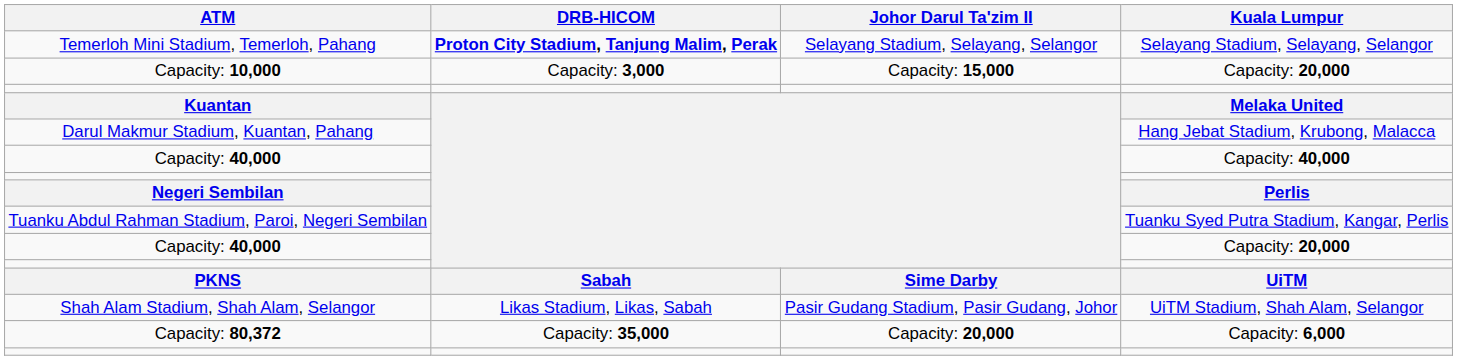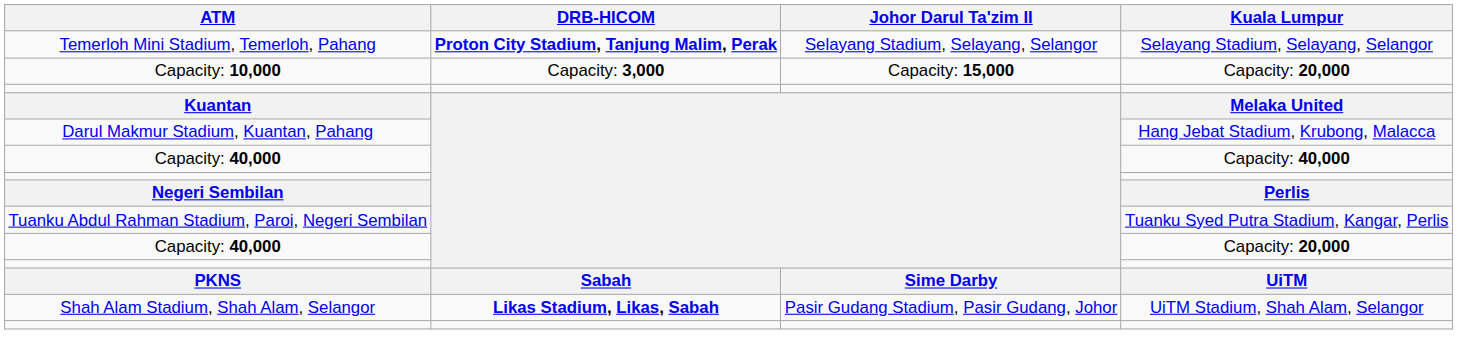(606, 307) normal -> (606, 307) bold
- row: (218, 334)
